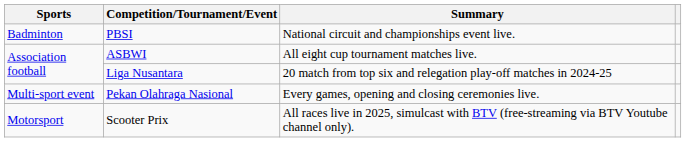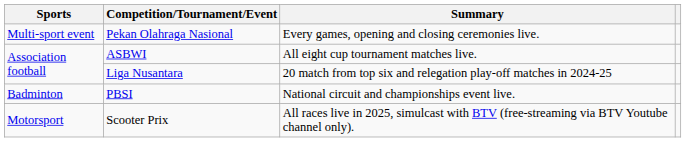rows swapped: (170, 93) <-> (119, 34)
